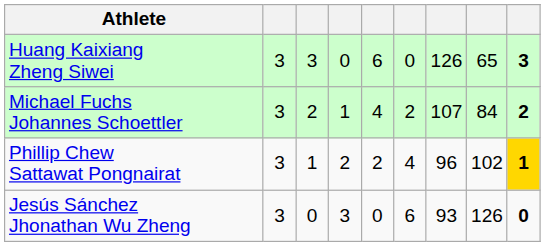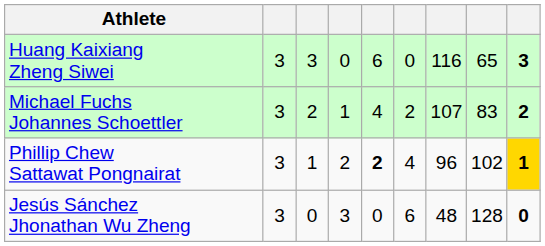(446, 60) 126 -> (446, 60) 116
(487, 112) 84 -> (487, 112) 83
(377, 163) normal -> (377, 163) bold
(446, 215) 93 -> (446, 215) 48
(487, 215) 126 -> (487, 215) 128
